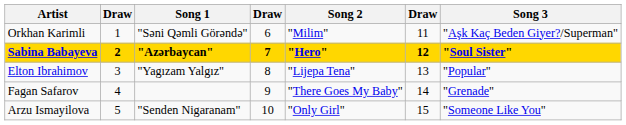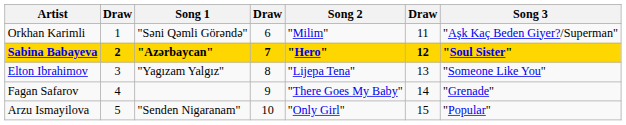(467, 71) "Popular" -> (494, 71) "Someone Like You"
(494, 110) "Someone Like You" -> (467, 110) "Popular"
